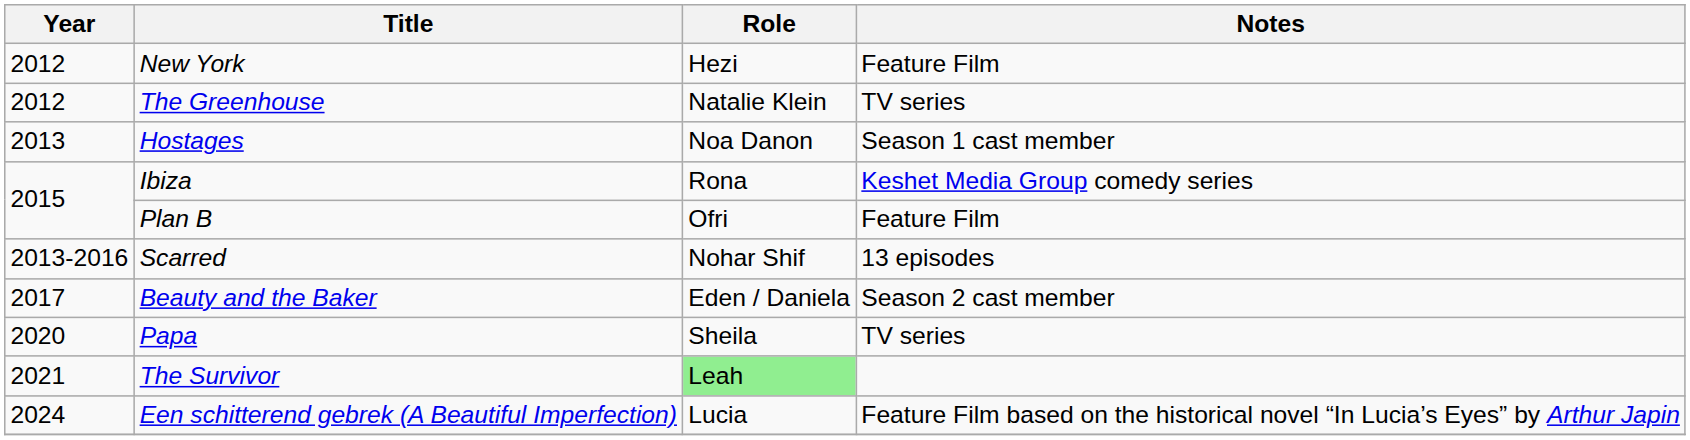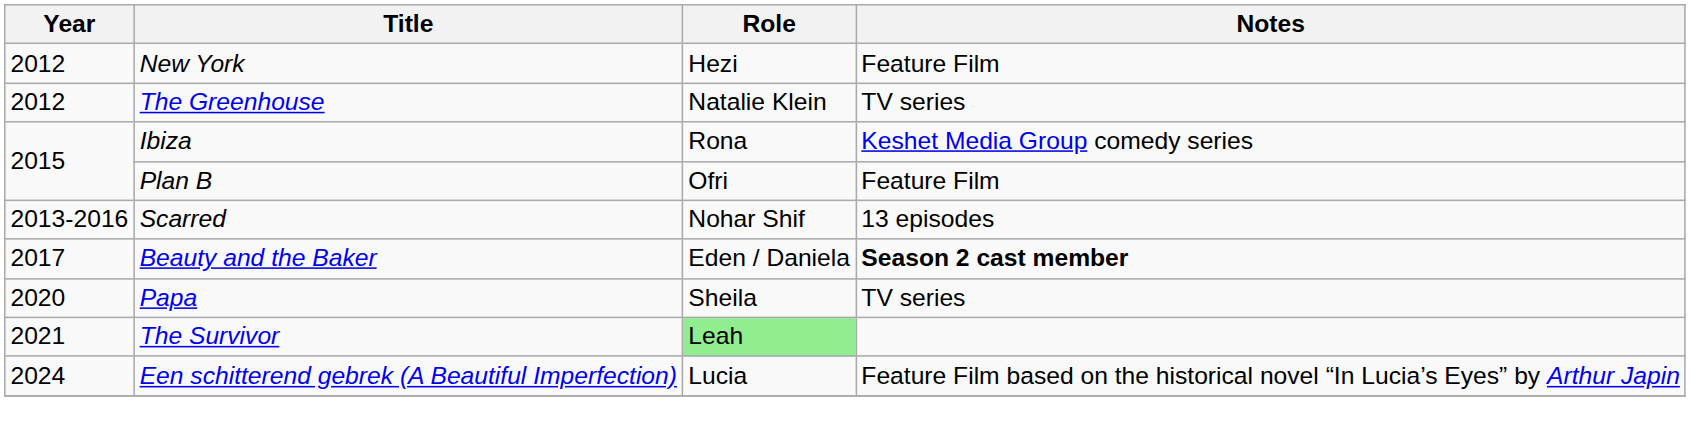- row: (192, 141)
(988, 297) normal -> (995, 258) bold
